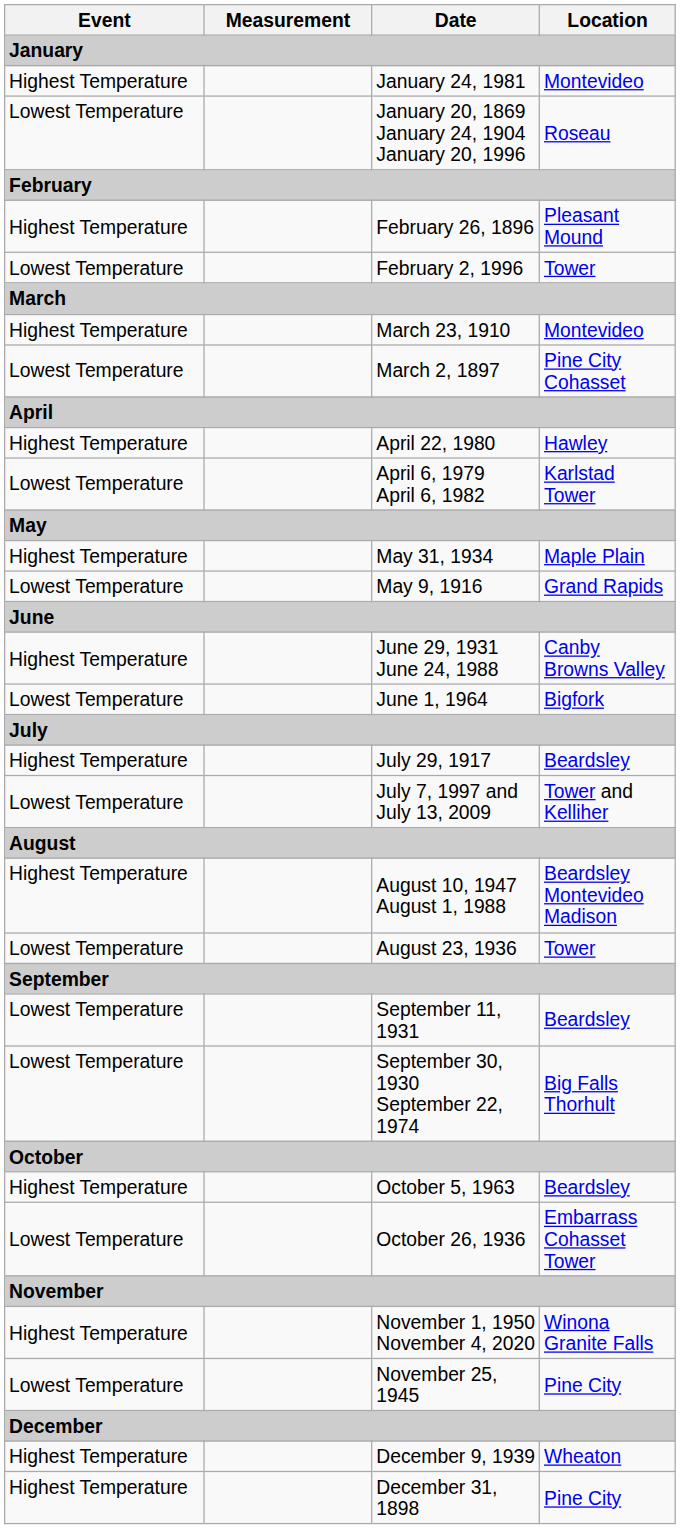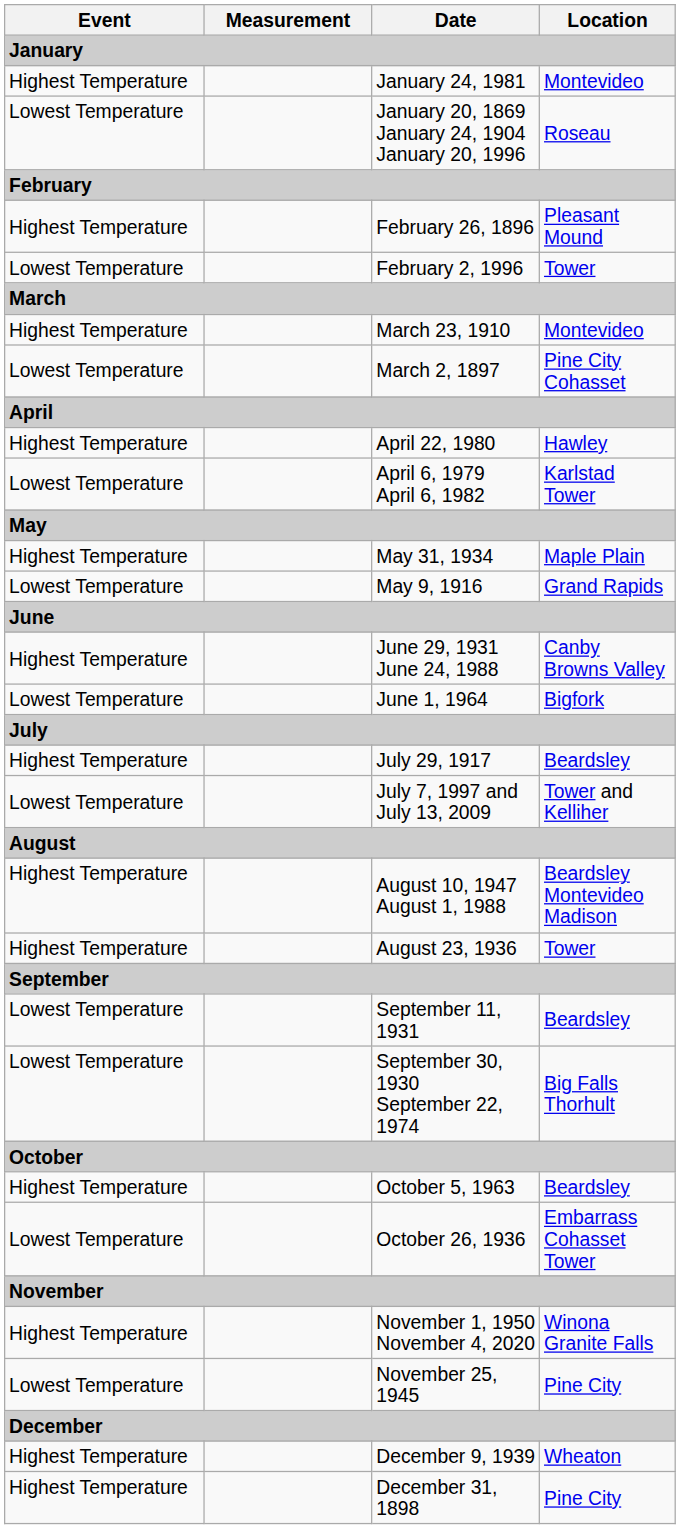(96, 948) Lowest Temperature -> (98, 948) Highest Temperature
